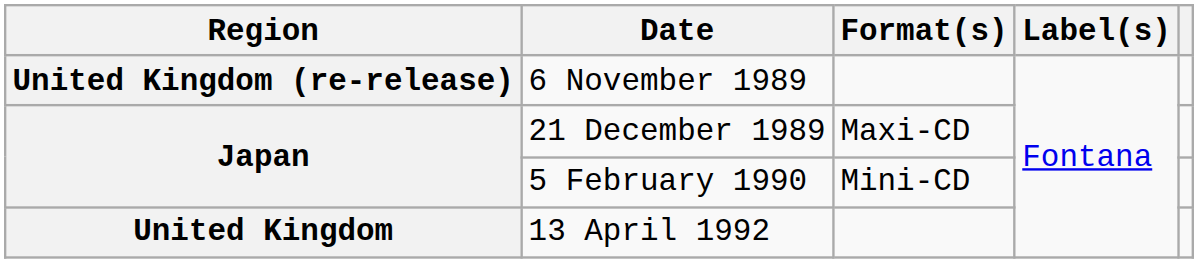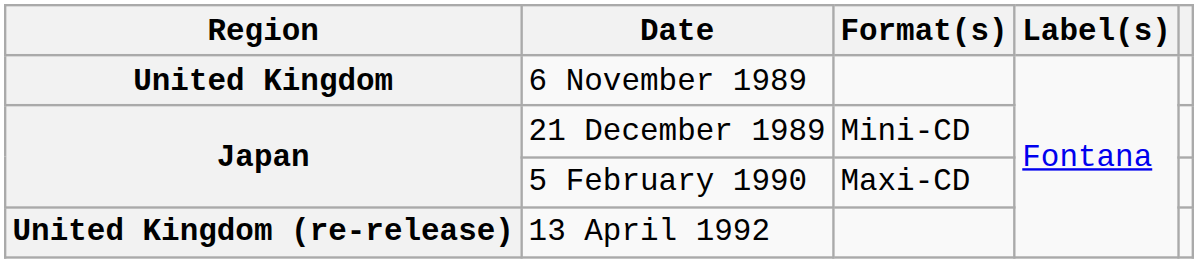(263, 81) United Kingdom (re-release) -> (263, 81) United Kingdom
(905, 131) Maxi-CD -> (905, 131) Mini-CD
(905, 182) Mini-CD -> (905, 182) Maxi-CD
(263, 232) United Kingdom -> (263, 232) United Kingdom (re-release)
